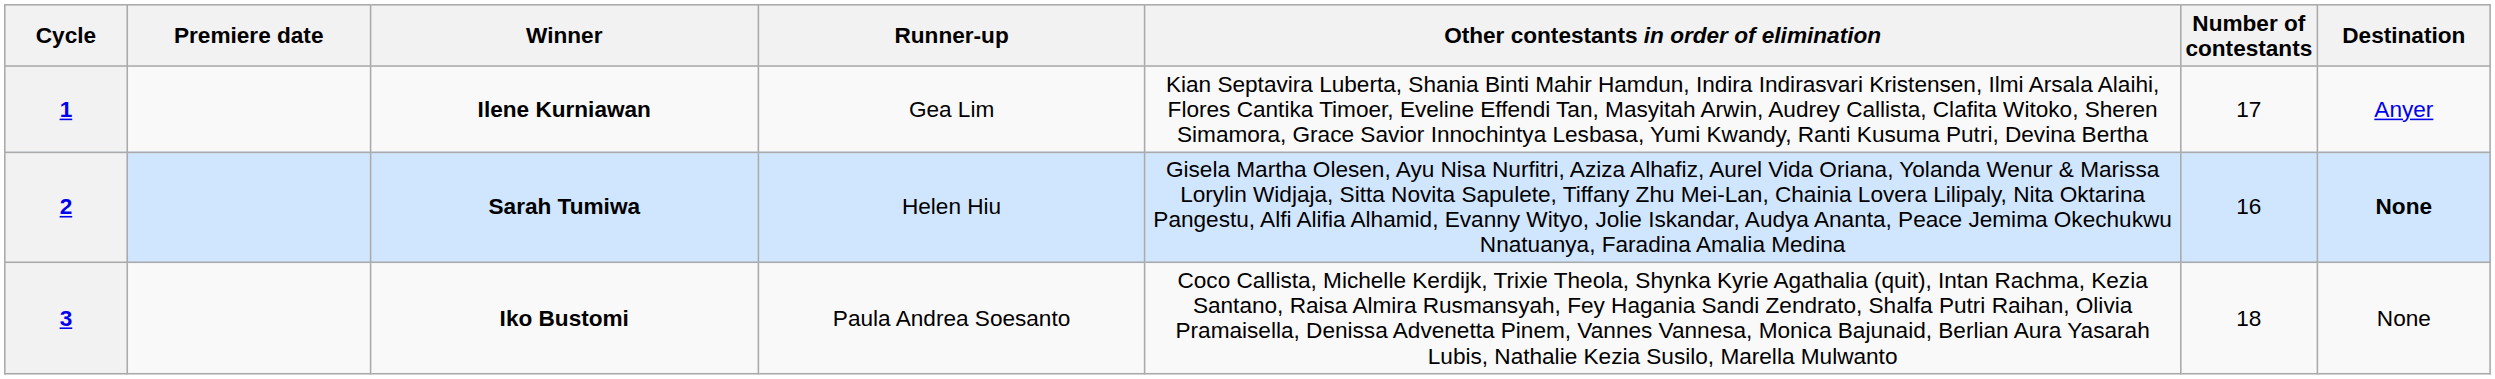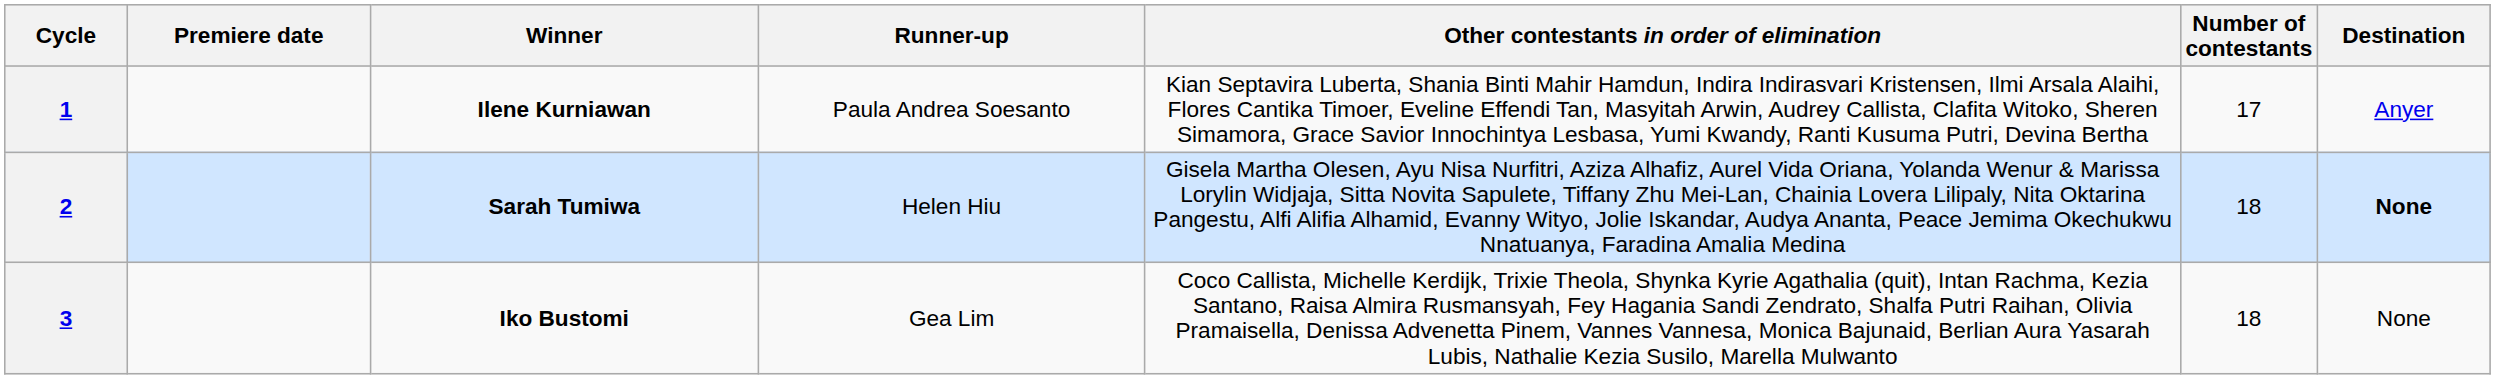(952, 109) Gea Lim -> (952, 109) Paula Andrea Soesanto
(2249, 208) 16 -> (2249, 208) 18
(952, 319) Paula Andrea Soesanto -> (952, 319) Gea Lim
